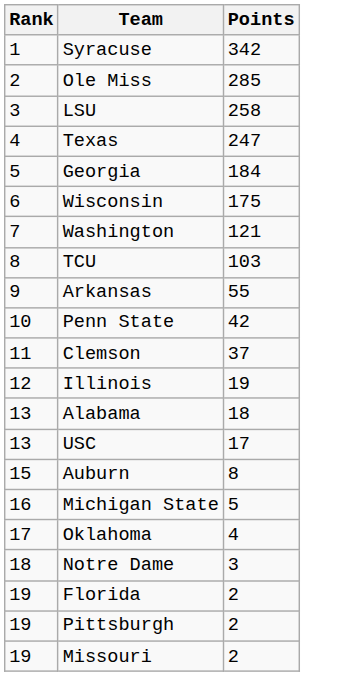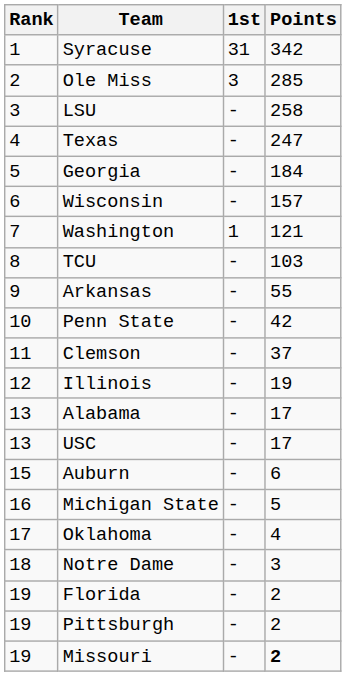+ column: (244, 20)
(244, 202) 175 -> (287, 202) 157
(239, 414) 18 -> (281, 414) 17
(233, 474) 8 -> (276, 474) 6
(233, 656) normal -> (276, 656) bold
